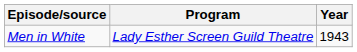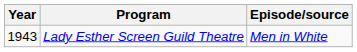columns swapped: (334, 15) <-> (57, 15)
